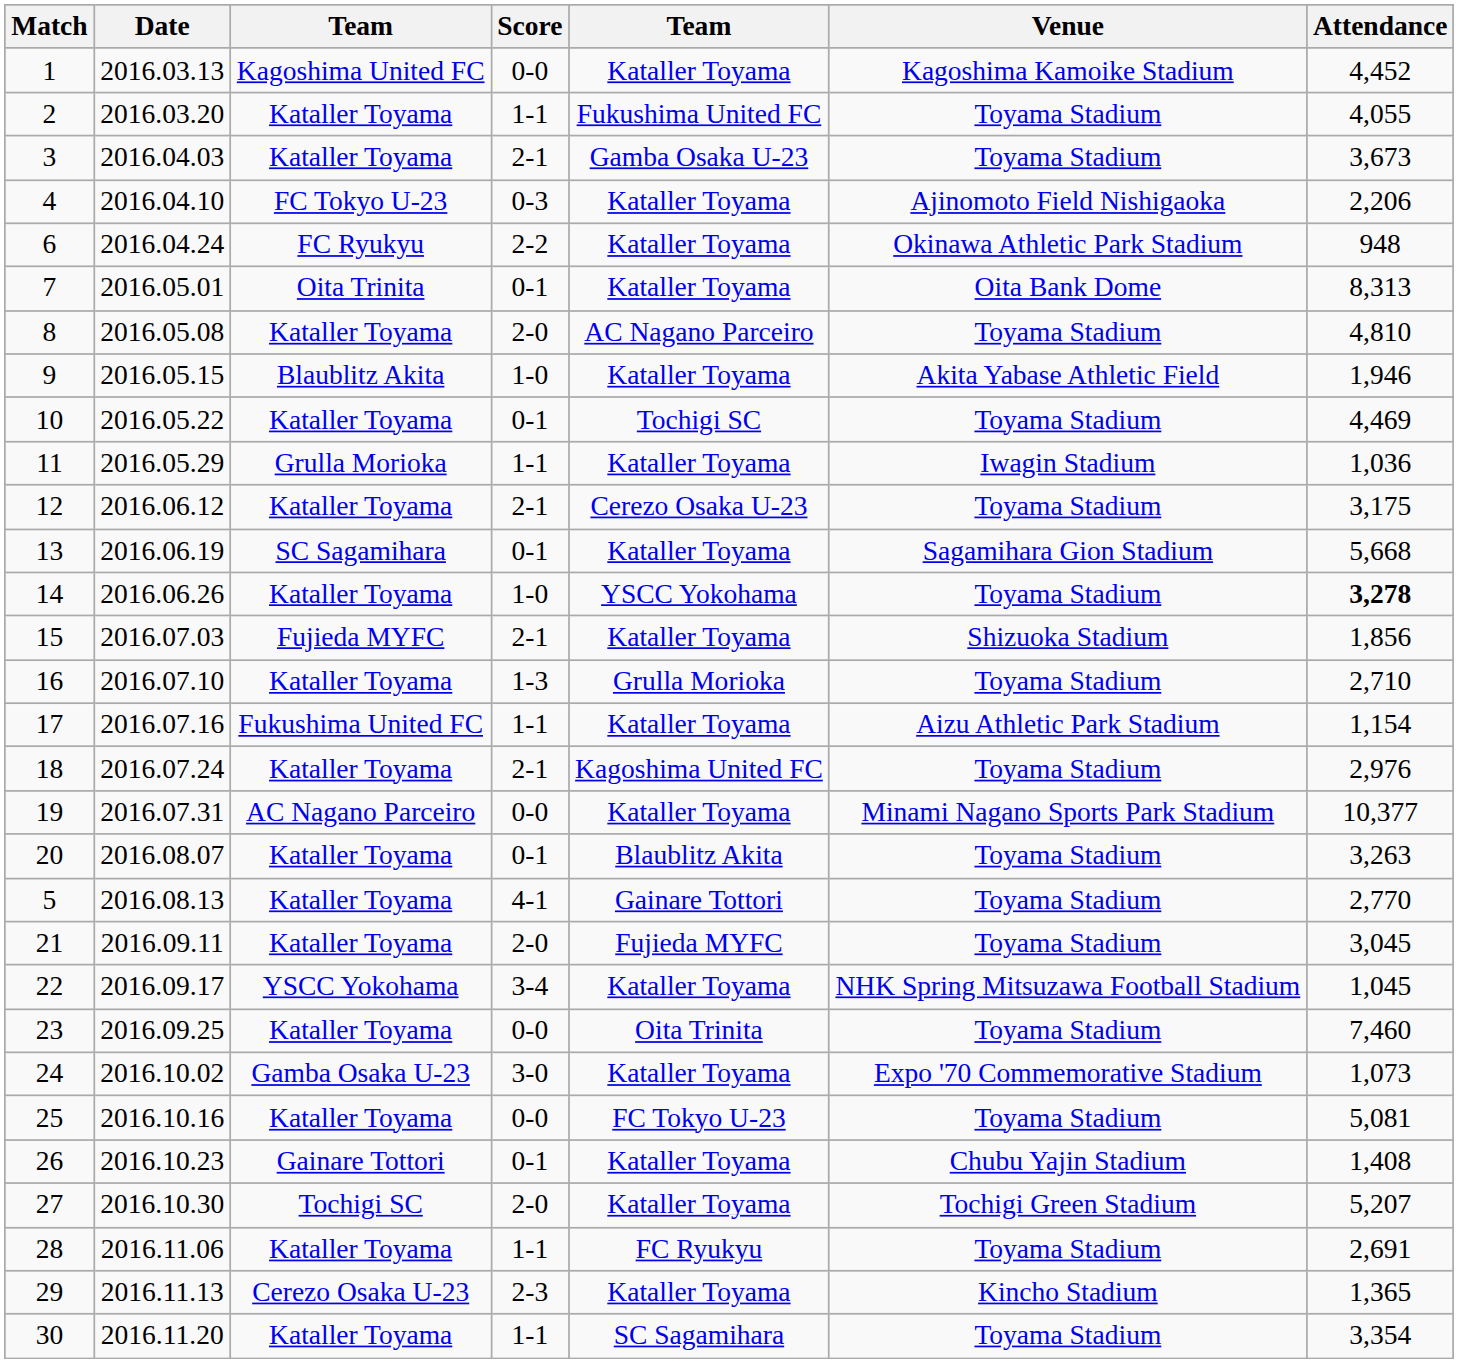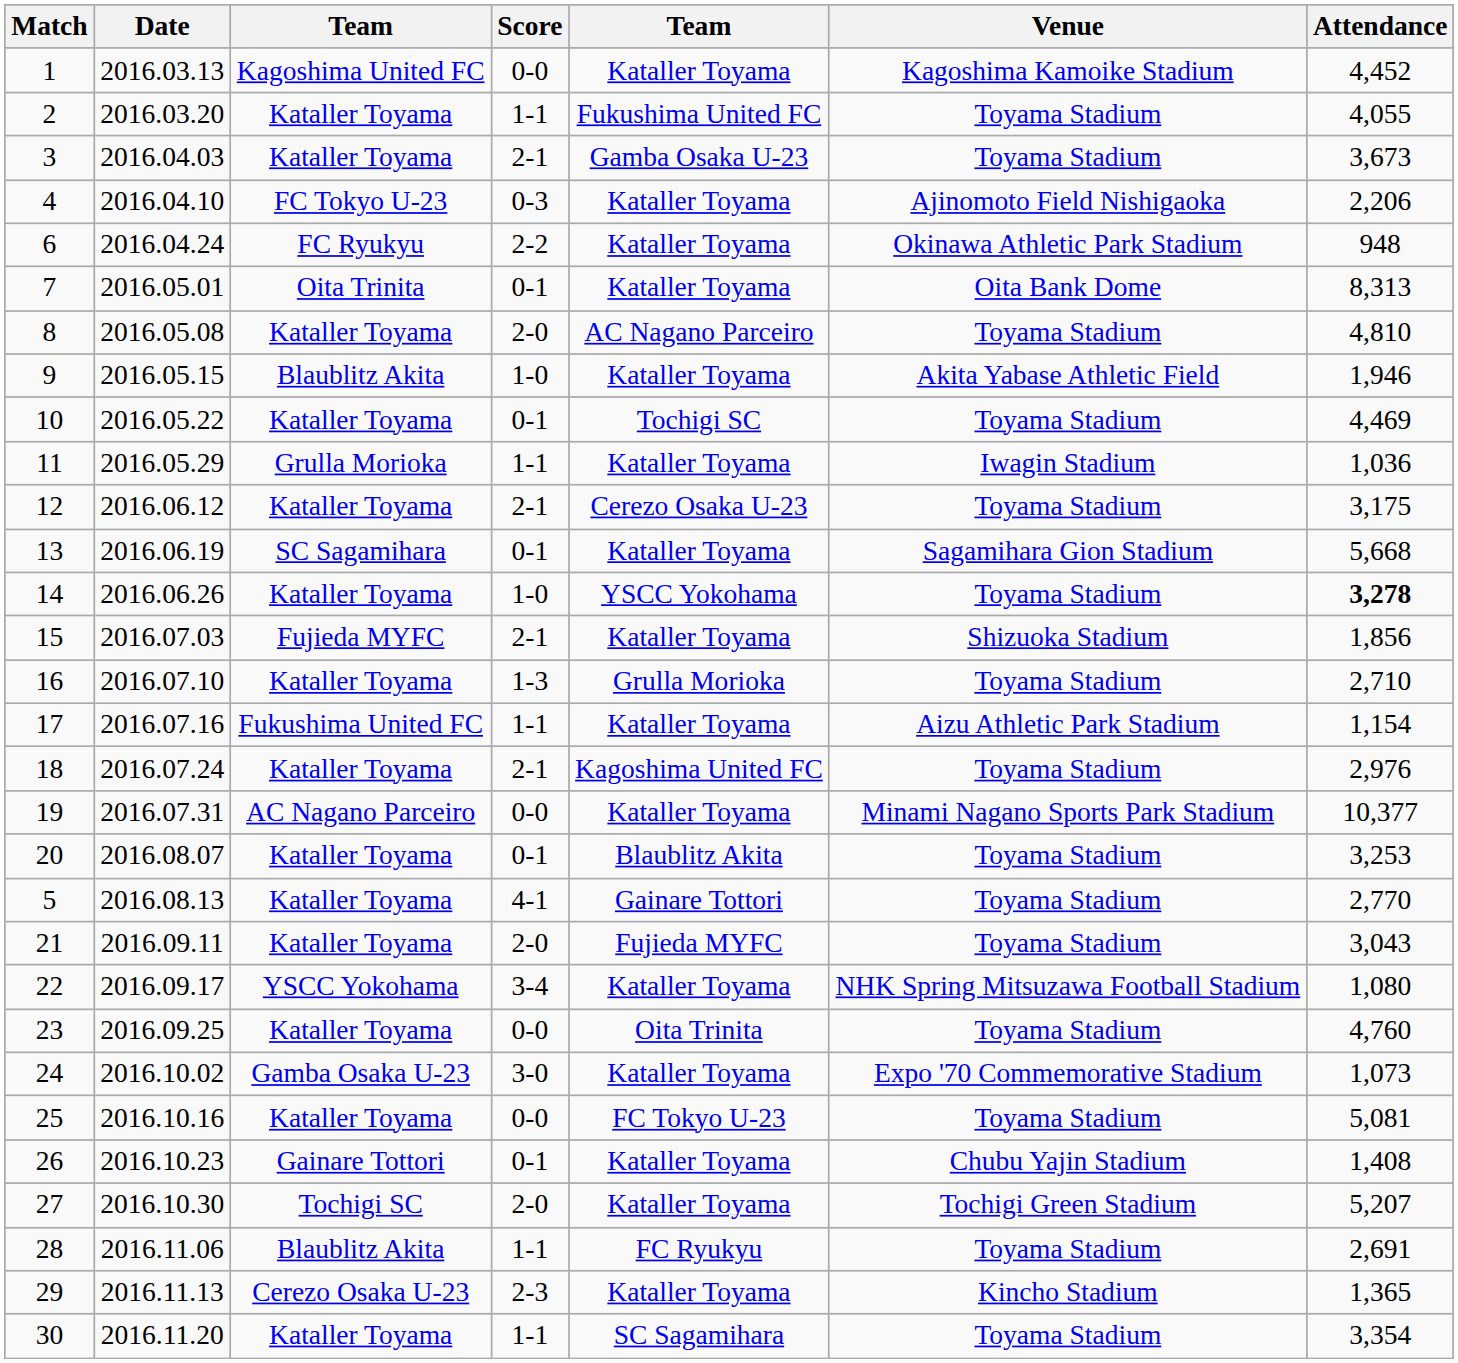(1380, 855) 3,263 -> (1380, 855) 3,253
(1380, 942) 3,045 -> (1380, 942) 3,043
(1380, 986) 1,045 -> (1380, 986) 1,080
(1380, 1030) 7,460 -> (1380, 1030) 4,760
(361, 1248) Kataller Toyama -> (361, 1248) Blaublitz Akita
